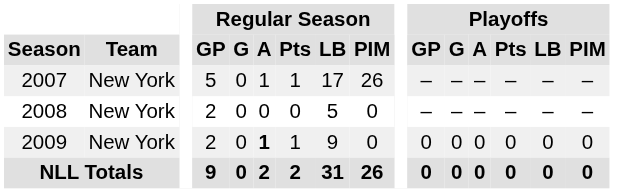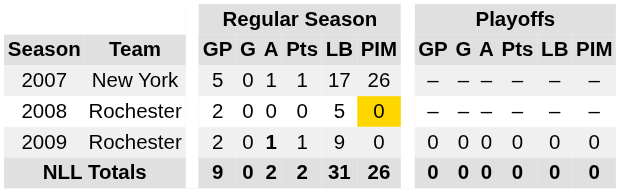(132, 111) New York -> (135, 111) Rochester
(372, 111) no background -> (379, 111) gold background
(132, 142) New York -> (135, 142) Rochester
